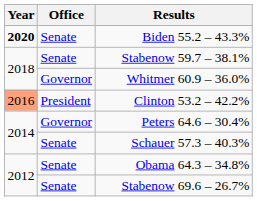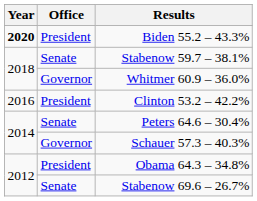(59, 36) Senate -> (66, 36) President
(21, 100) lightsalmon background -> (21, 100) no background
(66, 121) Governor -> (59, 121) Senate
(59, 143) Senate -> (66, 143) Governor
(59, 164) Senate -> (66, 164) President
